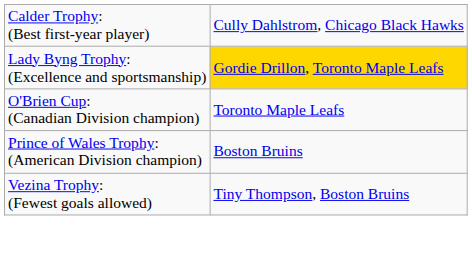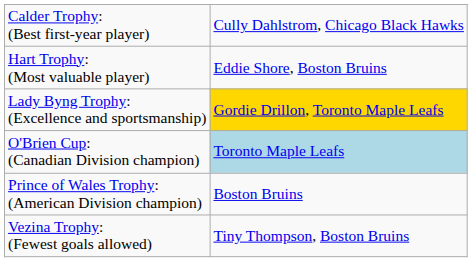+ row: (79, 67)
(279, 109) no background -> (279, 151) lightblue background
